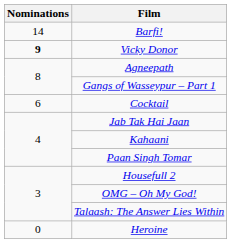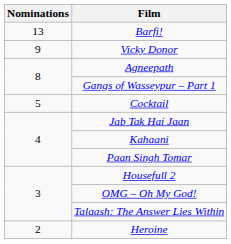(38, 31) 14 -> (38, 31) 13
(38, 49) bold -> (38, 49) normal
(38, 103) 6 -> (38, 103) 5
(38, 229) 0 -> (38, 229) 2
